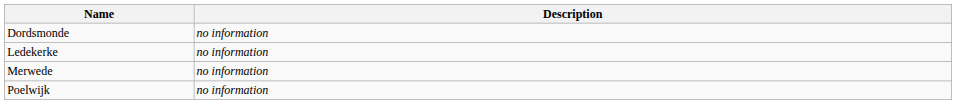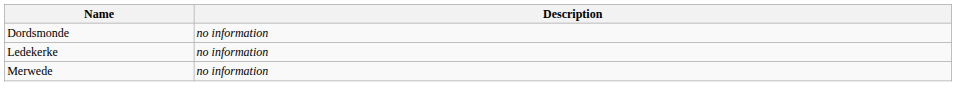- row: (28, 90)
